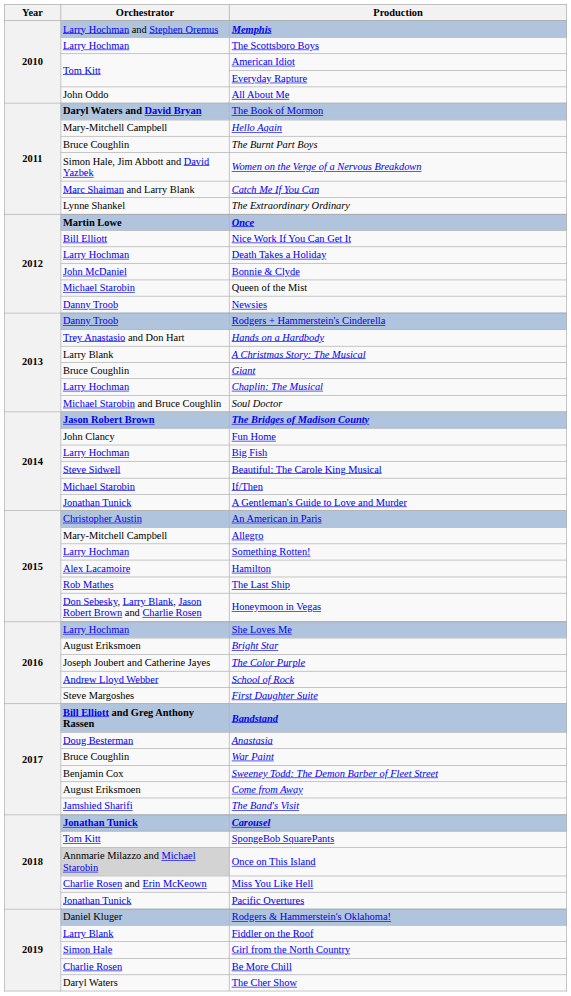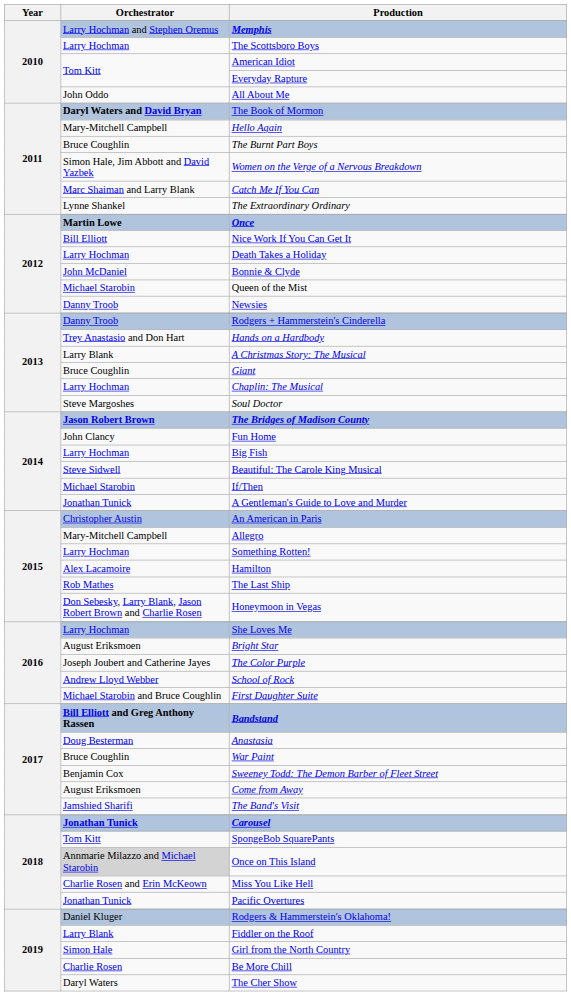(142, 403) Michael Starobin and Bruce Coughlin -> (99, 403) Steve Margoshes
(99, 695) Steve Margoshes -> (142, 695) Michael Starobin and Bruce Coughlin
